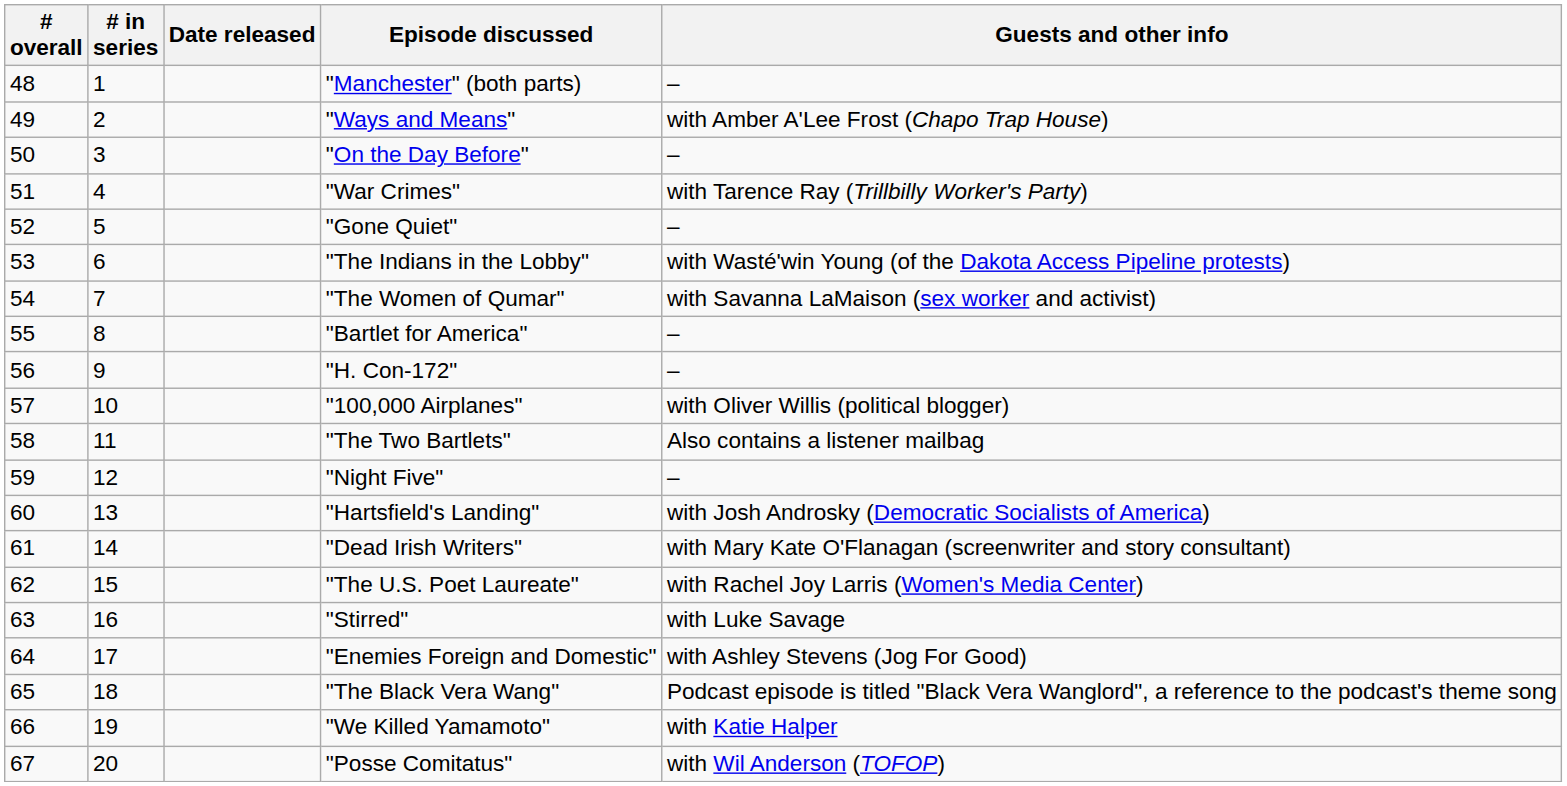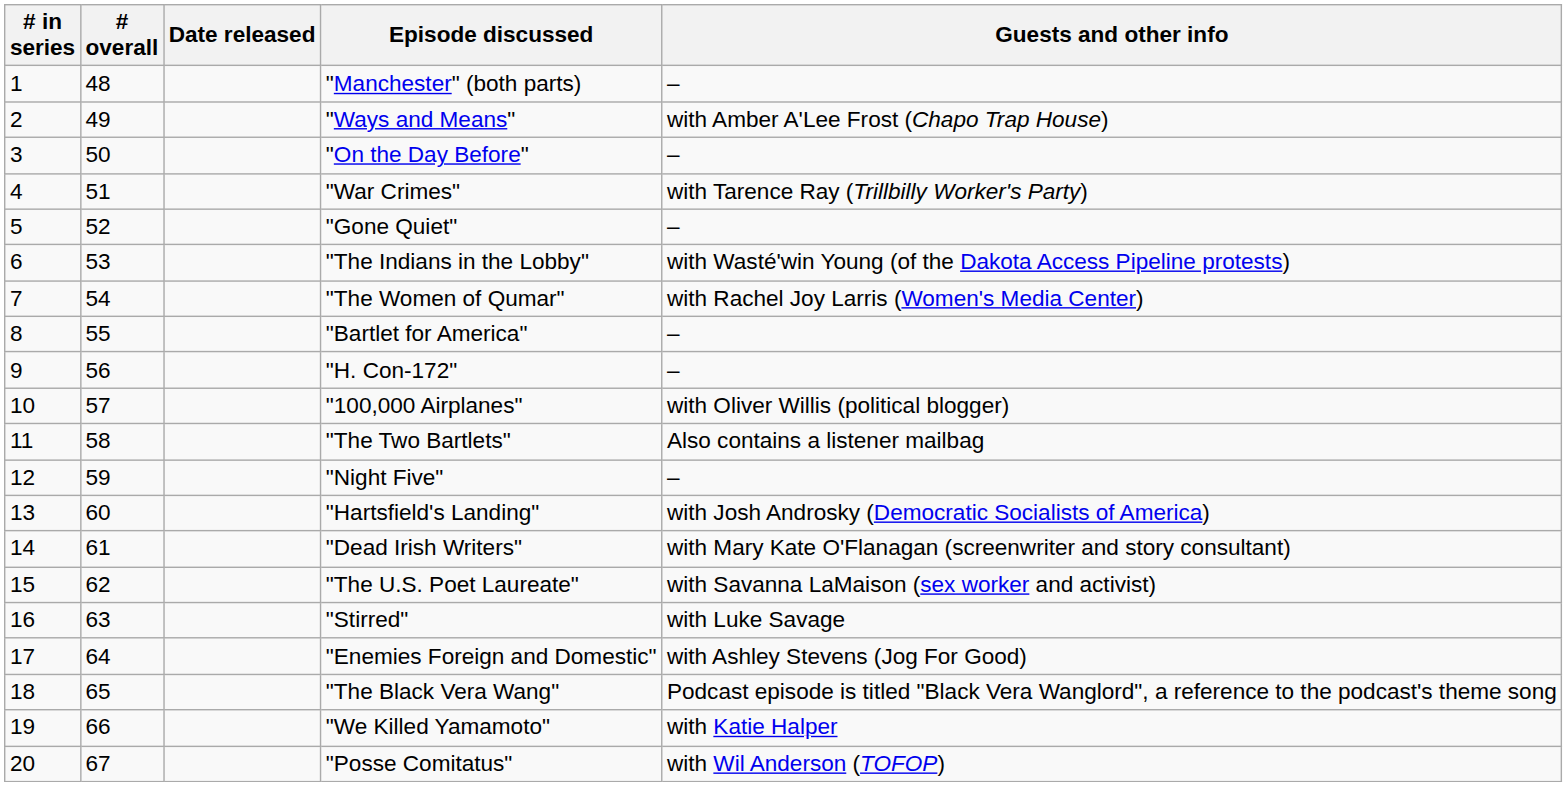columns swapped: (46, 35) <-> (126, 35)
(911, 298) with Savanna LaMaison (sex worker and activist) -> (905, 298) with Rachel Joy Larris (Women's Media Center)
(905, 584) with Rachel Joy Larris (Women's Media Center) -> (911, 584) with Savanna LaMaison (sex worker and activist)
